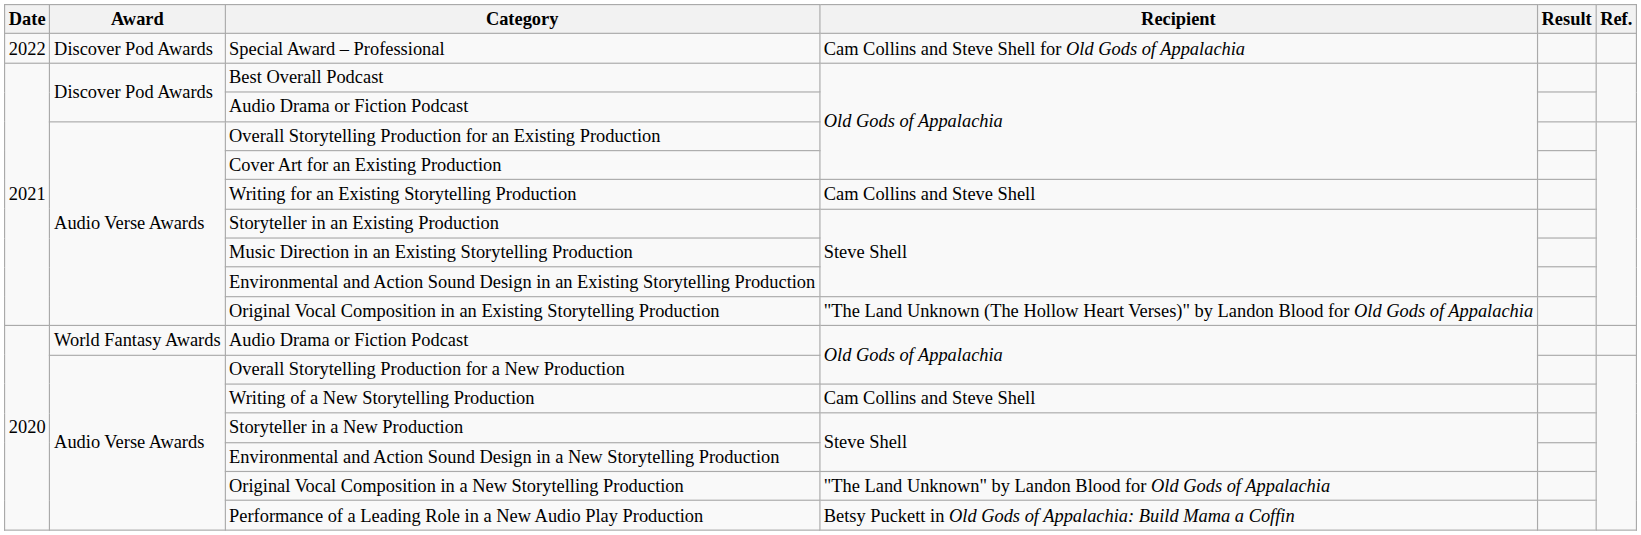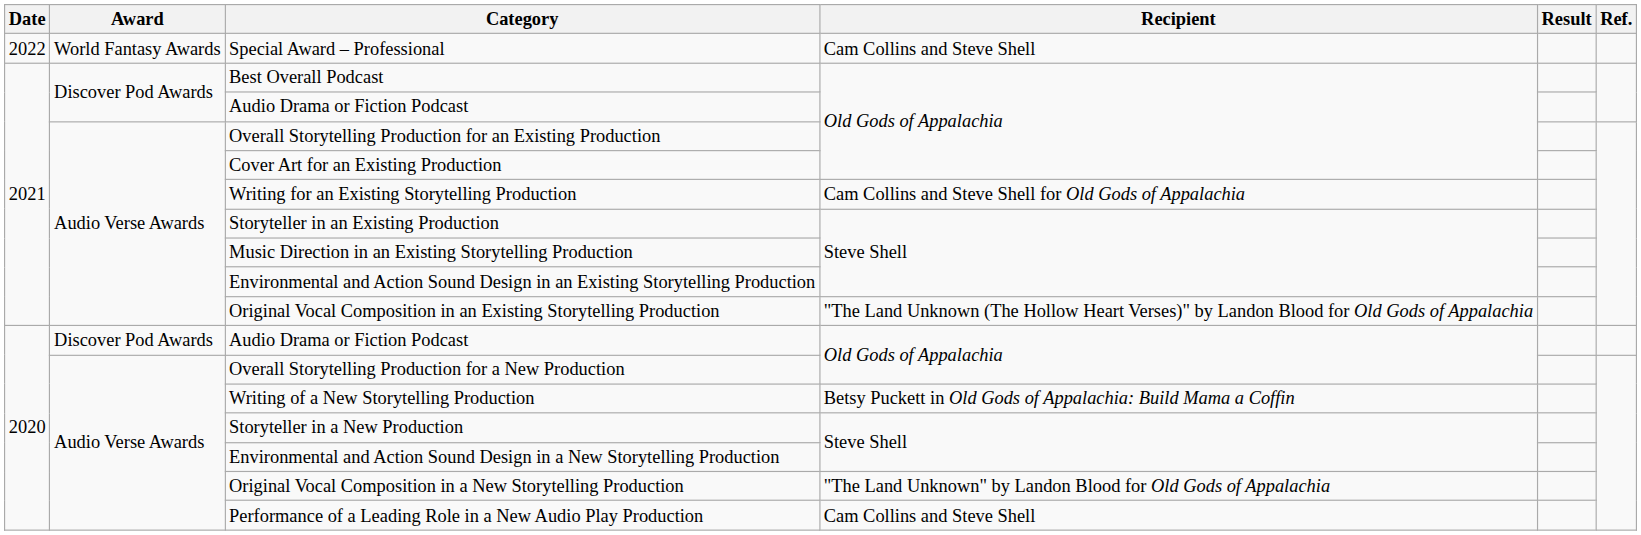(133, 48) Discover Pod Awards -> (137, 48) World Fantasy Awards
(1034, 48) Cam Collins and Steve Shell for Old Gods of Appalachia -> (930, 48) Cam Collins and Steve Shell
(930, 194) Cam Collins and Steve Shell -> (1034, 194) Cam Collins and Steve Shell for Old Gods of Appalachia
(137, 340) World Fantasy Awards -> (133, 340) Discover Pod Awards
(930, 398) Cam Collins and Steve Shell -> (1059, 398) Betsy Puckett in Old Gods of Appalachia: Build Mama a Coffin
(1059, 515) Betsy Puckett in Old Gods of Appalachia: Build Mama a Coffin -> (930, 515) Cam Collins and Steve Shell
